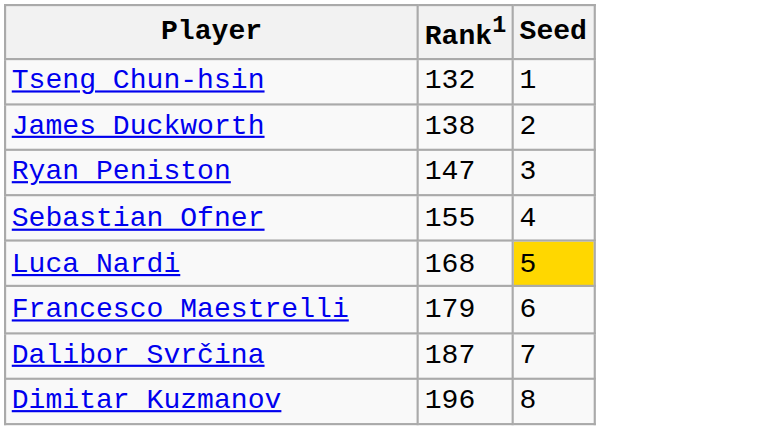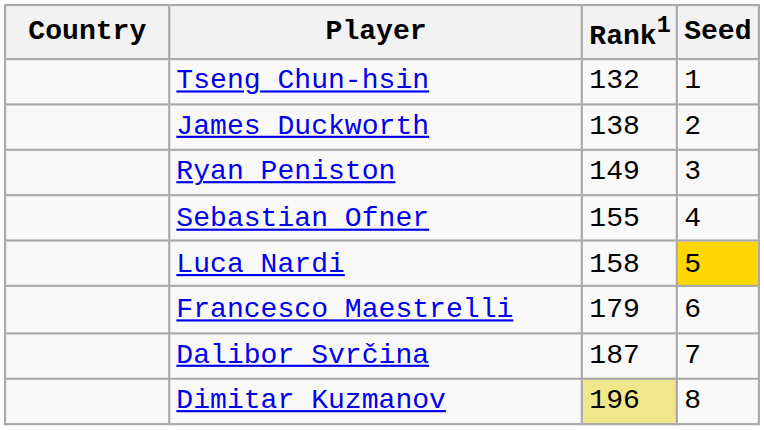+ column: (87, 32)
(450, 172) 147 -> (615, 172) 149
(450, 264) 168 -> (615, 264) 158
(450, 401) no background -> (615, 401) khaki background
